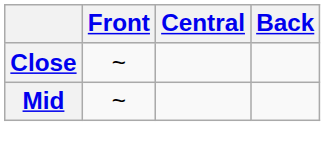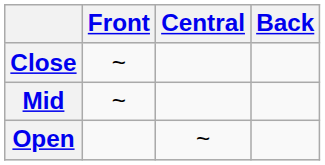+ row: (43, 139)
